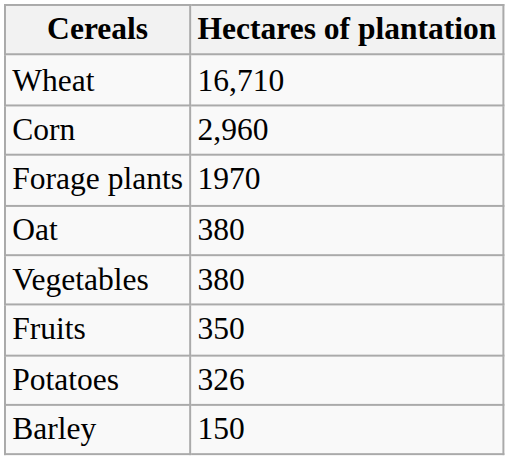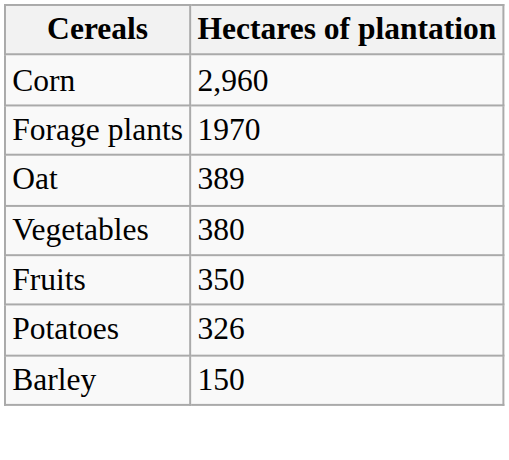- row: (53, 79)
(221, 229) 380 -> (221, 179) 389
